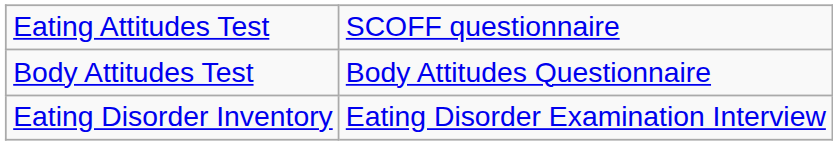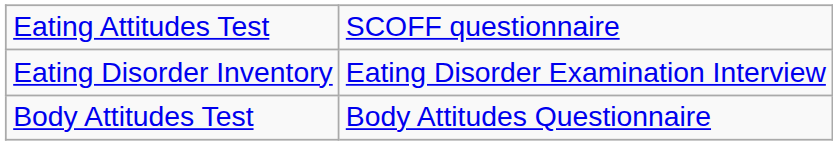rows swapped: (133, 72) <-> (173, 117)
